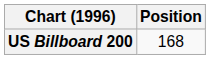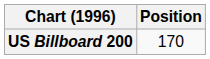(171, 41) 168 -> (171, 41) 170
